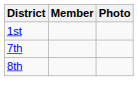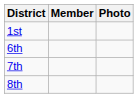+ row: (15, 48)
